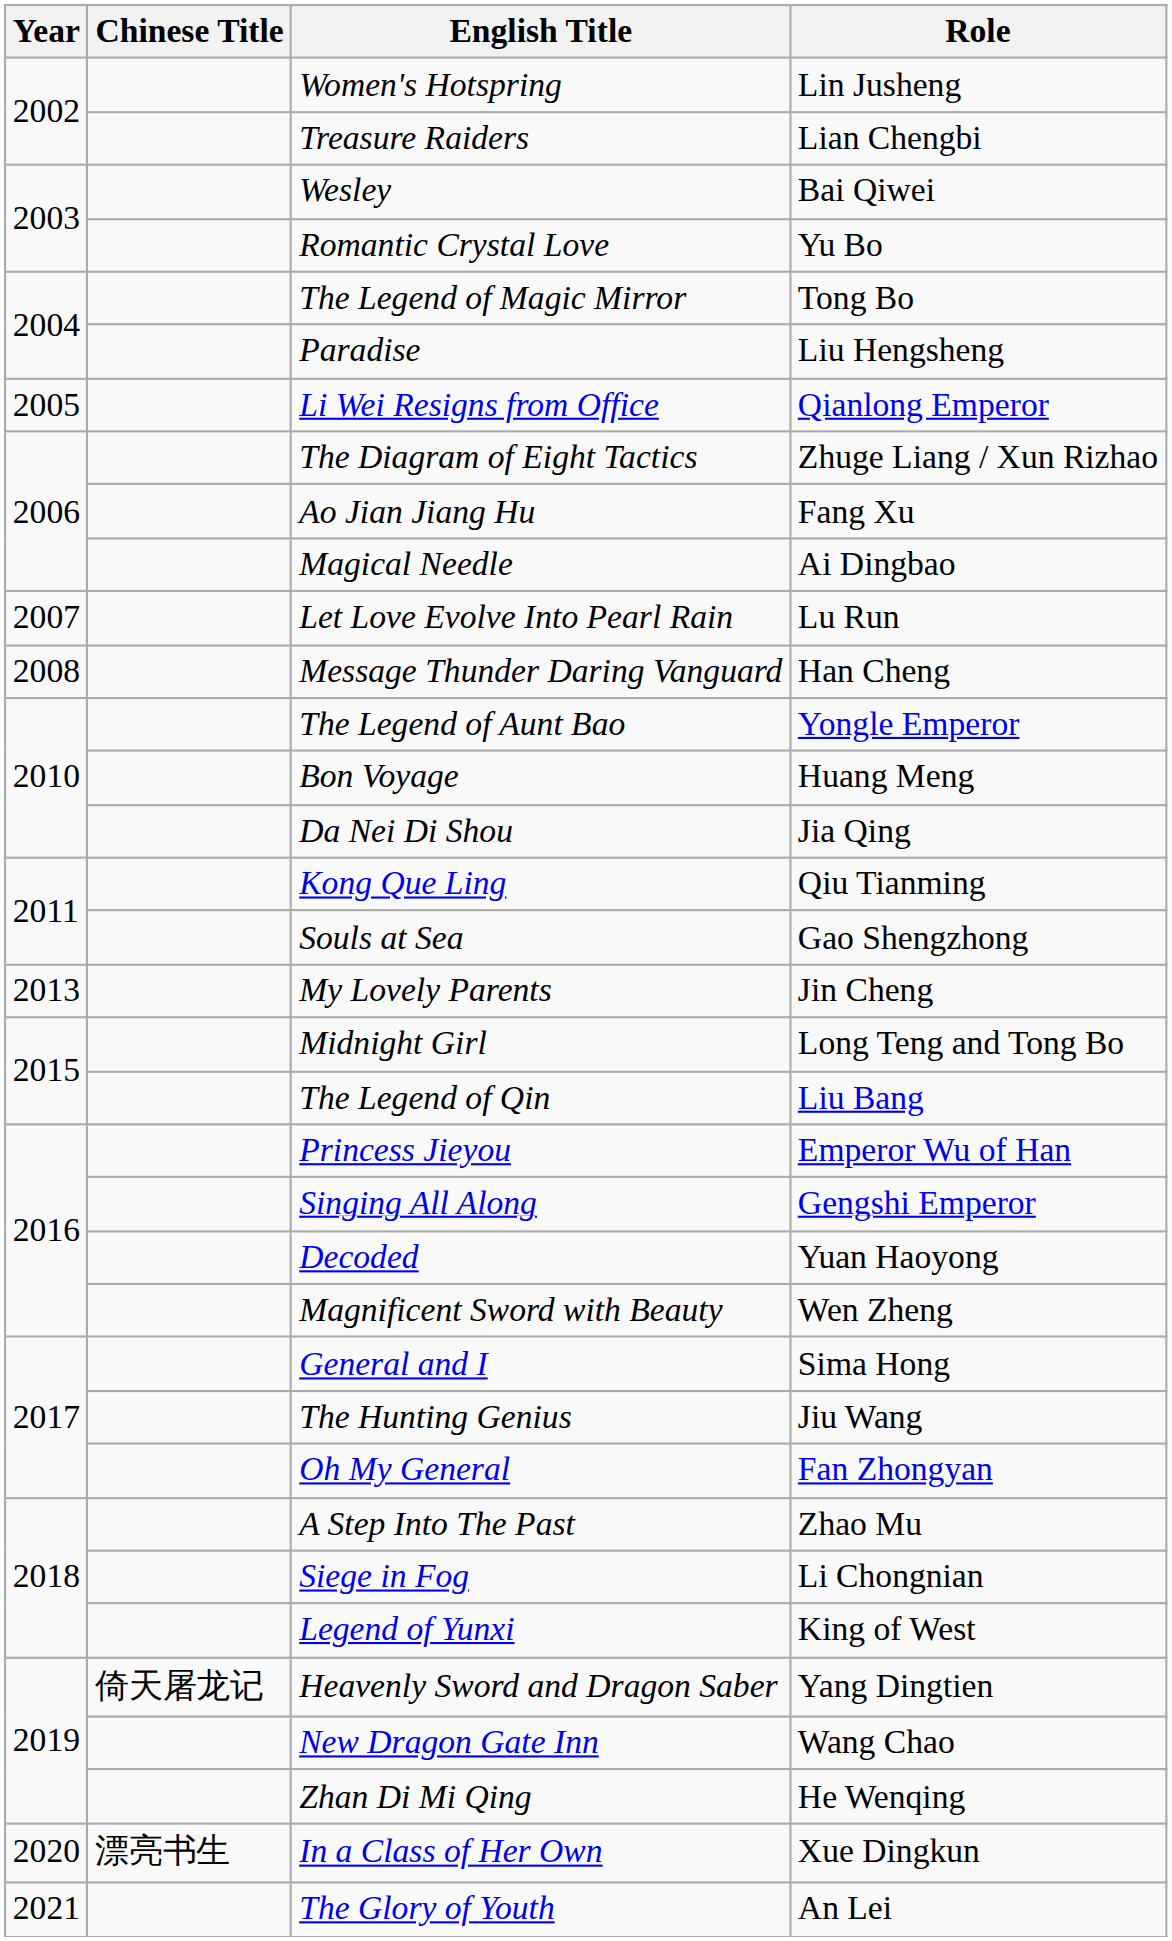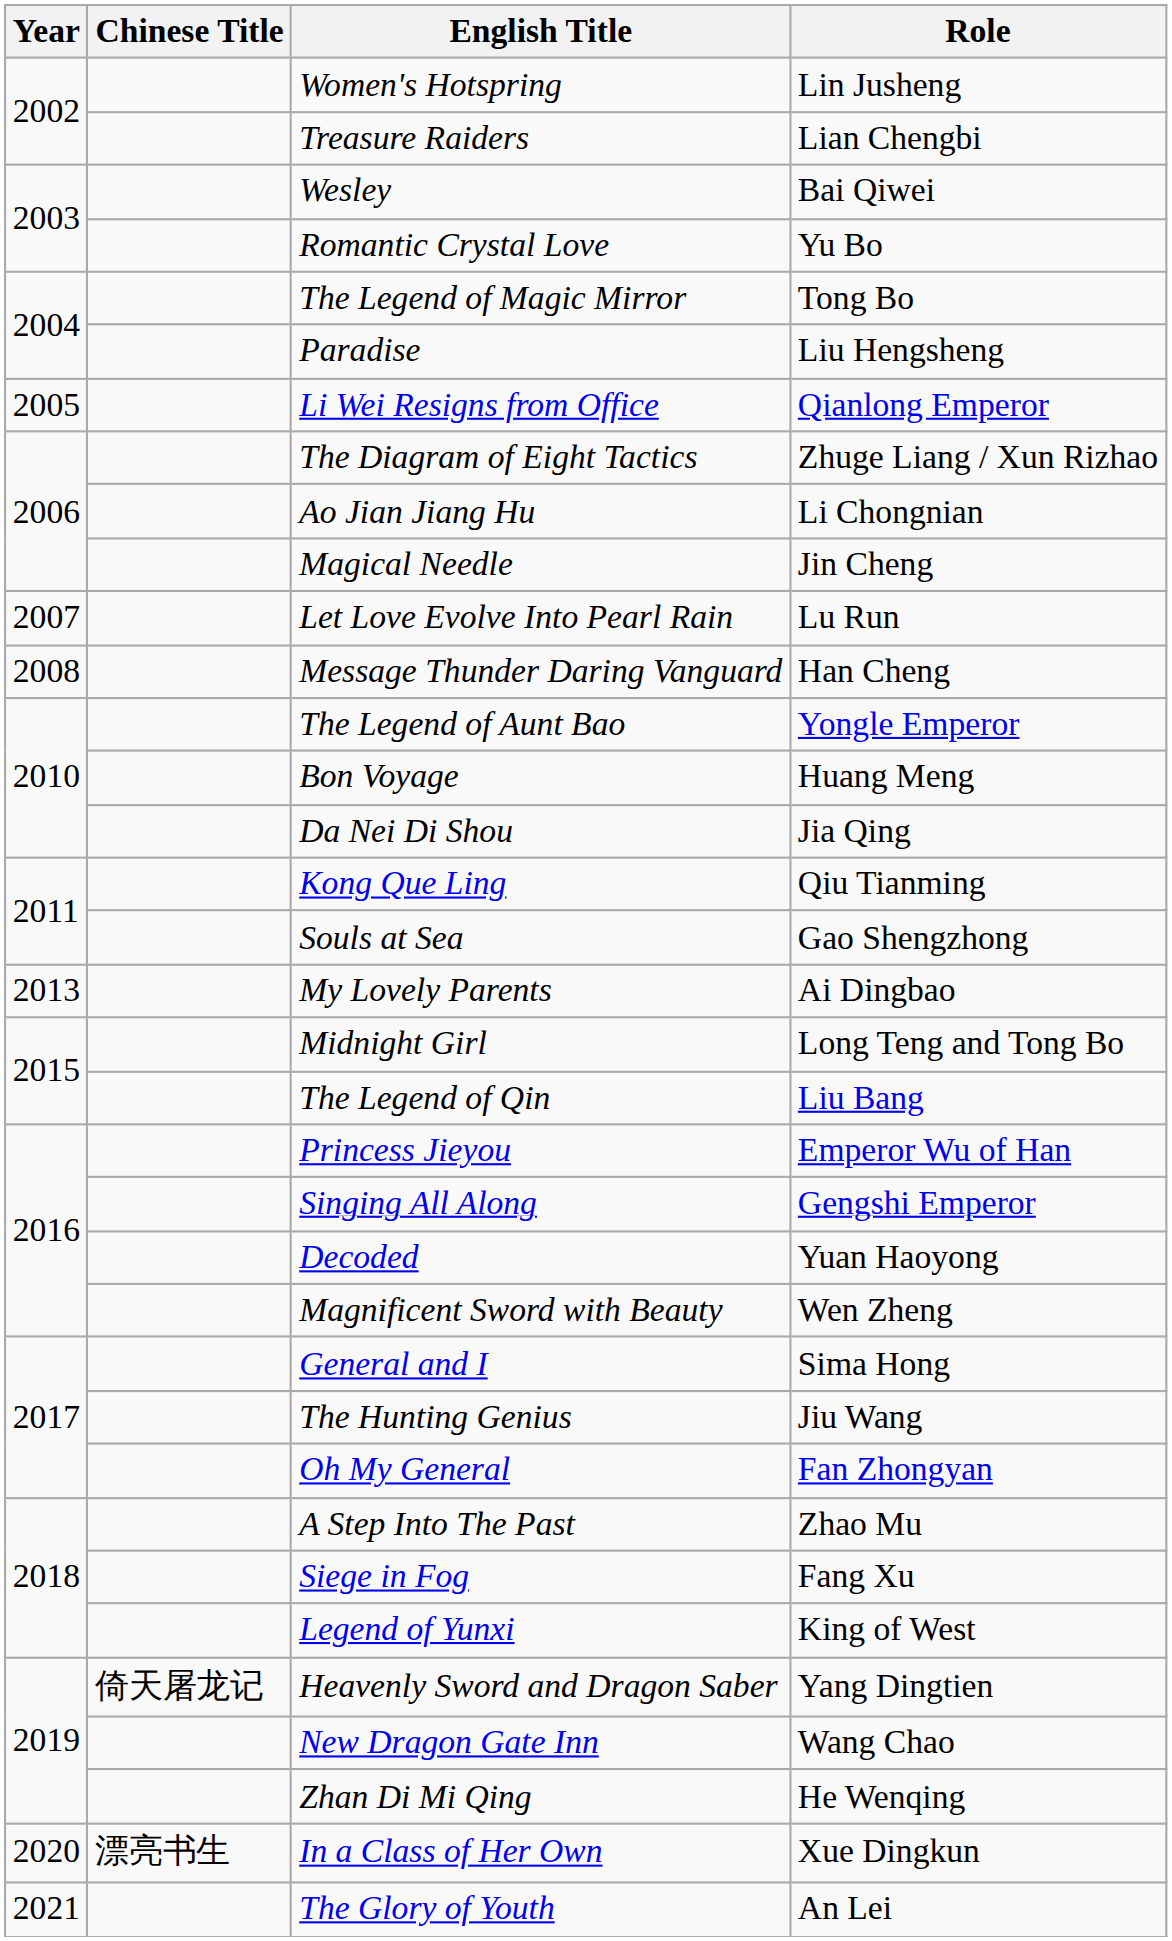(856, 510) Fang Xu -> (891, 510) Li Chongnian
(877, 564) Ai Dingbao -> (866, 564) Jin Cheng
(866, 990) Jin Cheng -> (877, 990) Ai Dingbao
(891, 1576) Li Chongnian -> (856, 1576) Fang Xu
